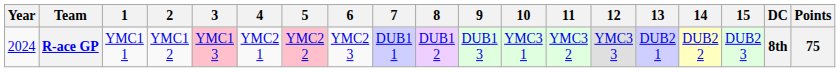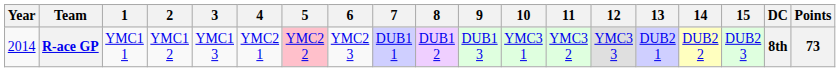(22, 46) 2024 -> (22, 46) 2014
(215, 46) pink background -> (215, 46) no background
(813, 46) 75 -> (813, 46) 73
